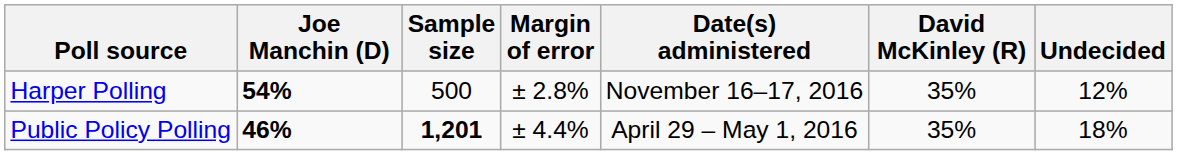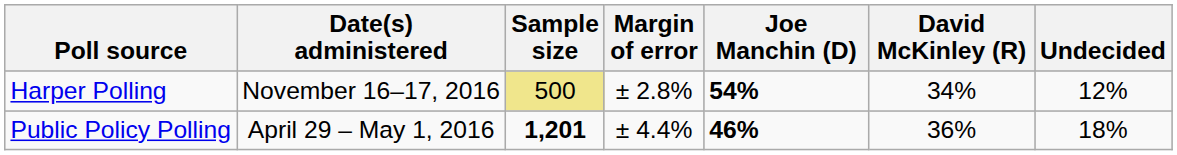columns swapped: (734, 37) <-> (319, 37)
(452, 90) no background -> (555, 90) khaki background
(952, 90) 35% -> (952, 90) 34%
(952, 129) 35% -> (952, 129) 36%
